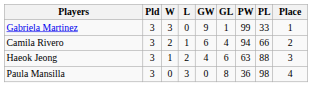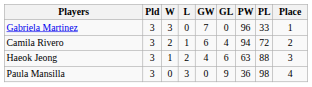(206, 27) 9 -> (206, 27) 7
(226, 27) 1 -> (226, 27) 0
(246, 27) 99 -> (246, 27) 96
(264, 43) 66 -> (264, 43) 72
(226, 74) 8 -> (226, 74) 9
